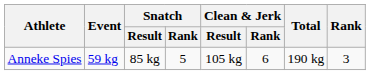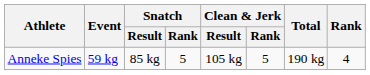(265, 58) 6 -> (265, 58) 5
(346, 58) 3 -> (346, 58) 4
